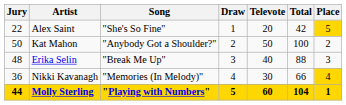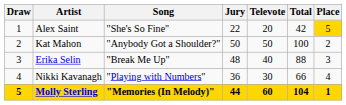columns swapped: (233, 12) <-> (17, 12)
(153, 76) "Memories (In Melody)" -> (156, 76) "Playing with Numbers"
(328, 76) gold background -> (328, 76) no background
(156, 92) "Playing with Numbers" -> (161, 92) "Memories (In Melody)"
